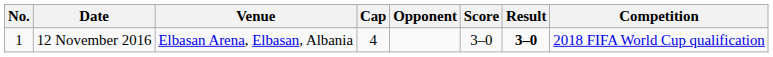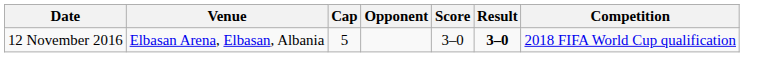- column: (19, 16)
(373, 39) 4 -> (344, 39) 5
